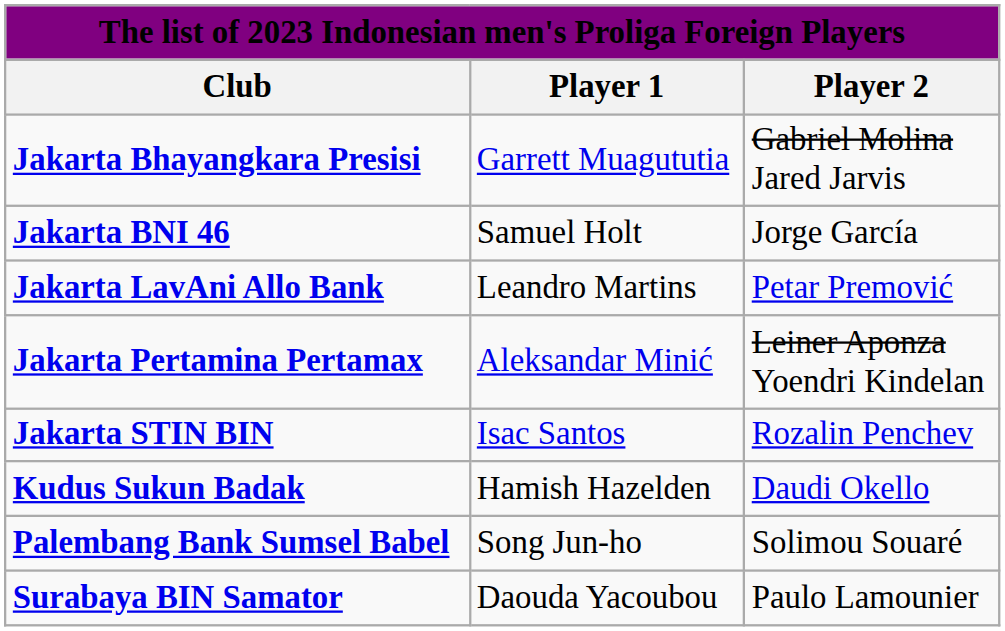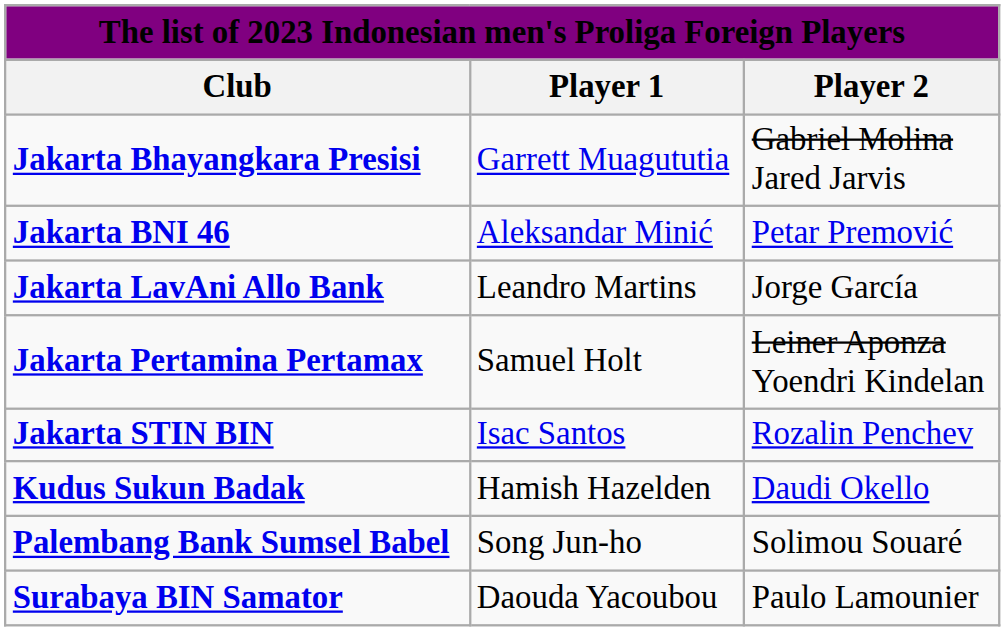(559, 233) Samuel Holt -> (595, 233) Aleksandar Minić
(835, 233) Jorge García -> (852, 233) Petar Premović
(852, 287) Petar Premović -> (835, 287) Jorge García
(595, 360) Aleksandar Minić -> (559, 360) Samuel Holt
